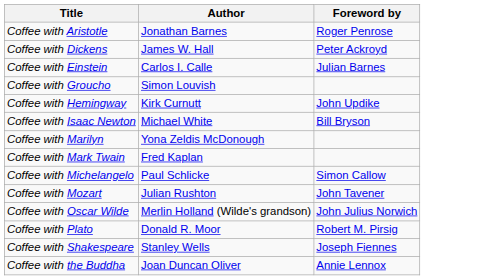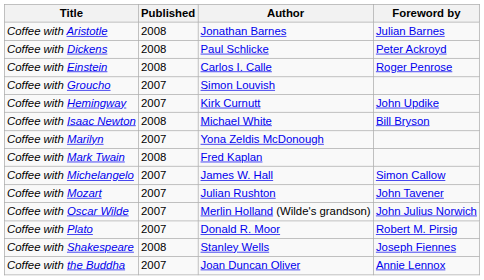+ column: (168, 13)
(355, 31) Roger Penrose -> (410, 31) Julian Barnes
(177, 49) James W. Hall -> (235, 49) Paul Schlicke
(351, 67) Julian Barnes -> (414, 67) Roger Penrose
(175, 175) Paul Schlicke -> (237, 175) James W. Hall
